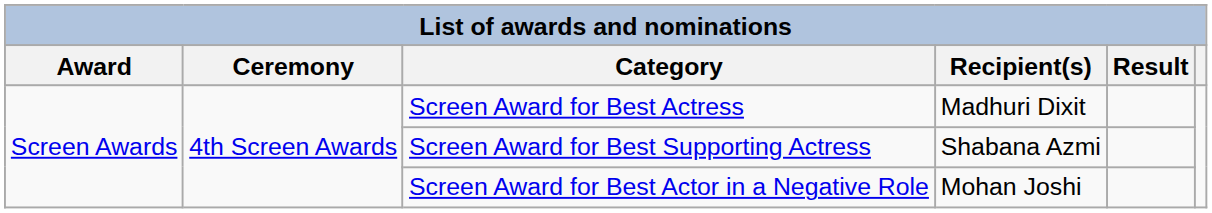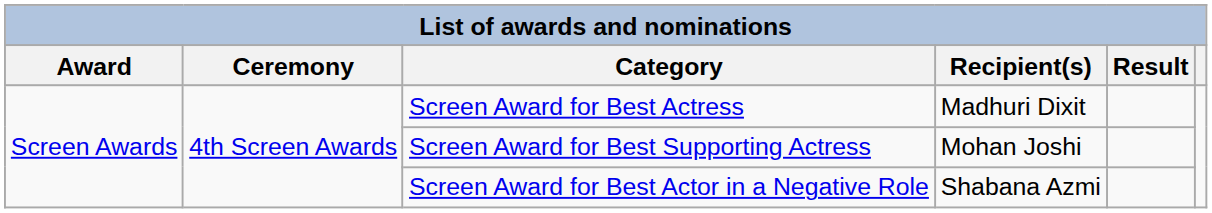(1021, 147) Shabana Azmi -> (1011, 147) Mohan Joshi
(1011, 187) Mohan Joshi -> (1021, 187) Shabana Azmi
